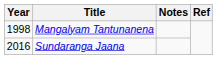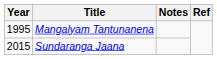(19, 29) 1998 -> (19, 29) 1995
(19, 46) 2016 -> (19, 46) 2015
